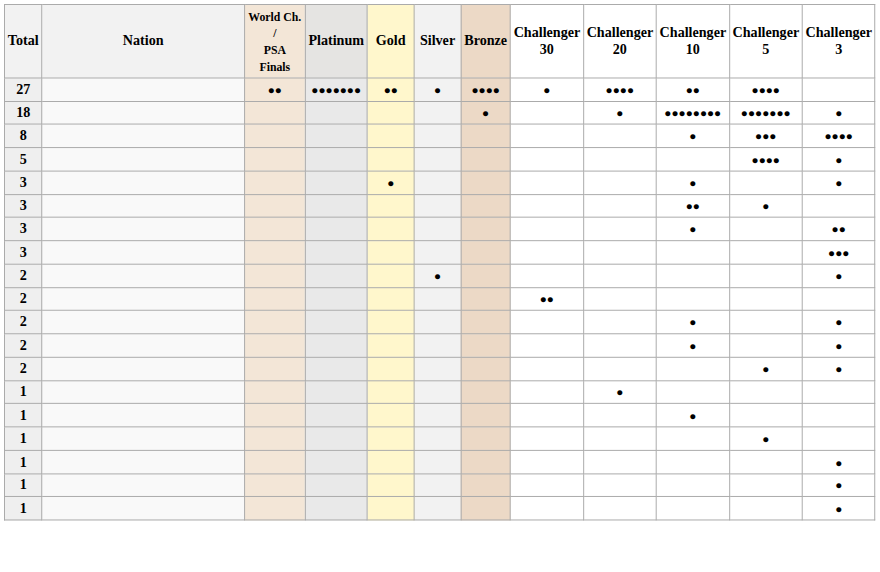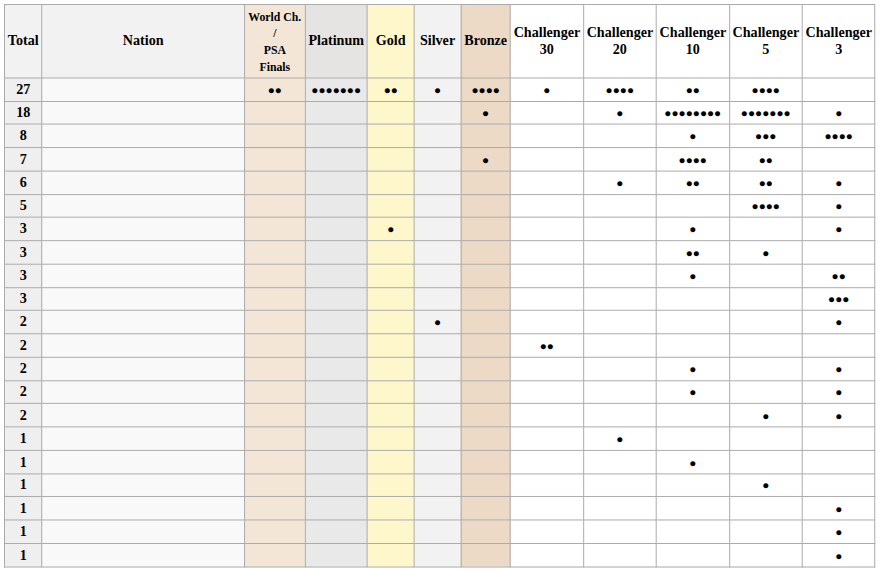+ row: (23, 159)
+ row: (23, 182)
